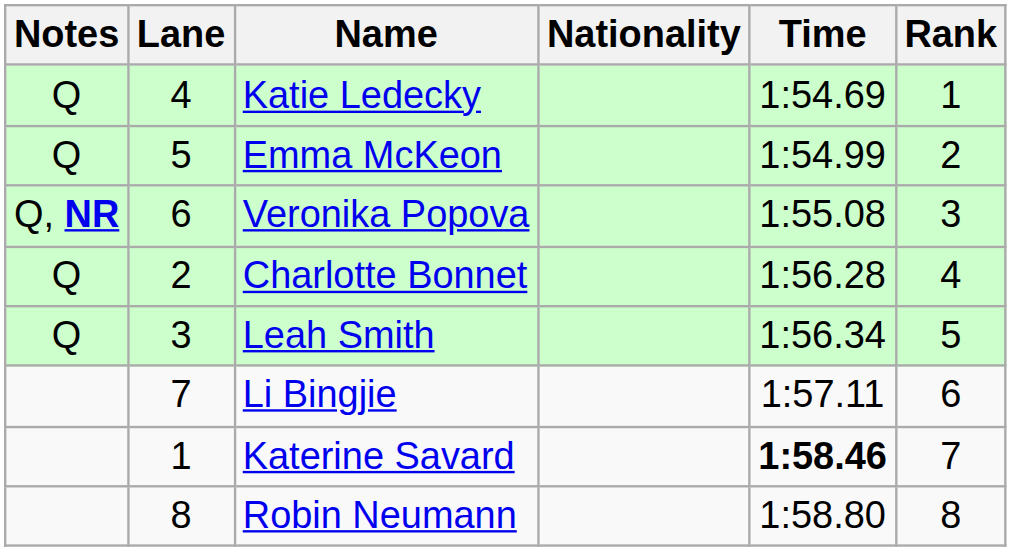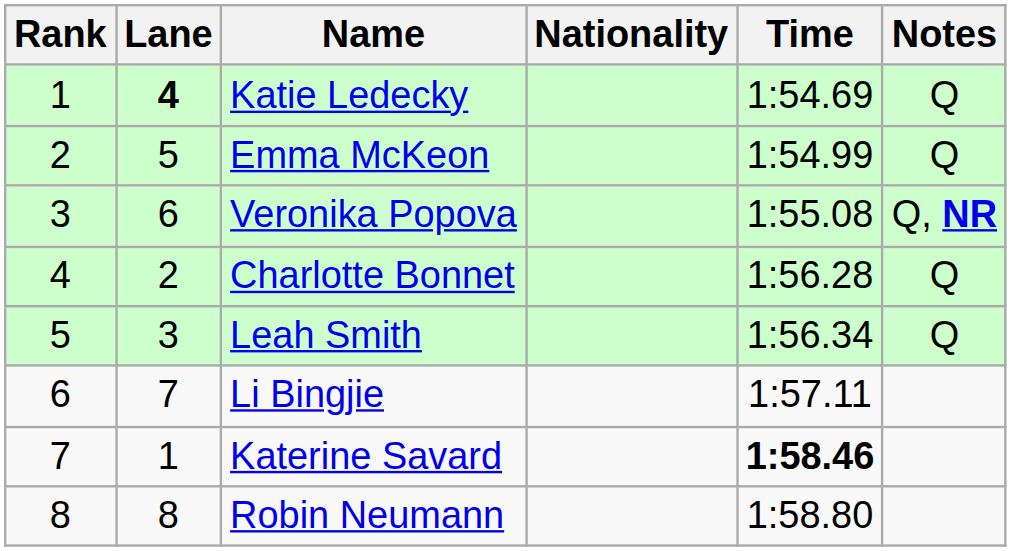columns swapped: (951, 34) <-> (67, 34)
(181, 94) normal -> (168, 94) bold
